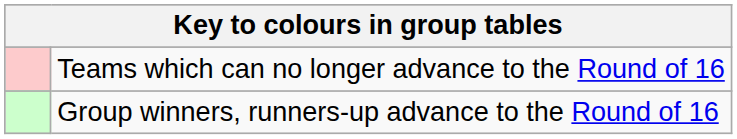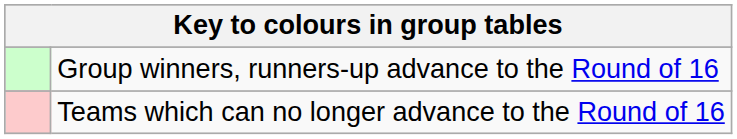rows swapped: (388, 111) <-> (391, 68)
